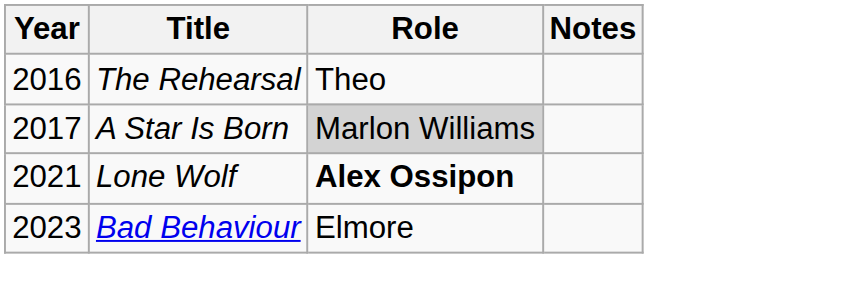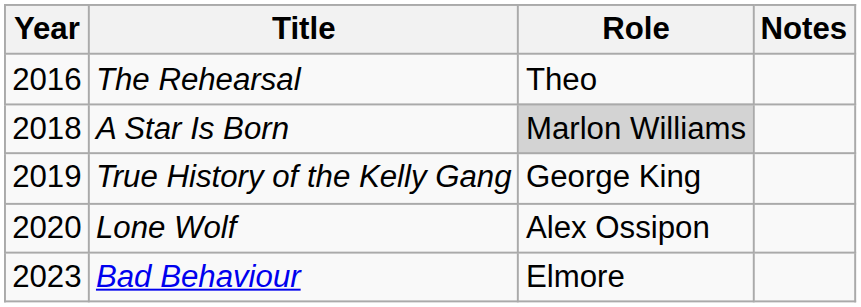(47, 128) 2017 -> (47, 128) 2018
+ row: (304, 177)
(47, 177) 2021 -> (47, 227) 2020
(415, 177) bold -> (618, 227) normal
